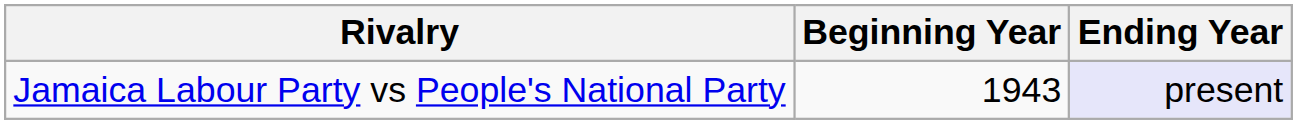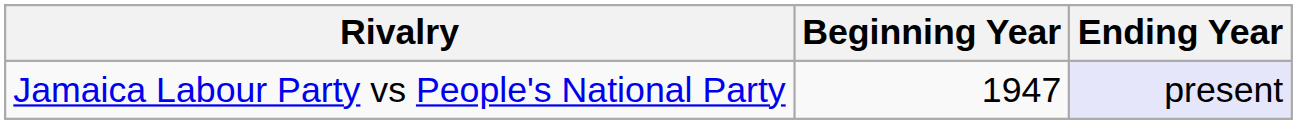(1022, 89) 1943 -> (1022, 89) 1947
